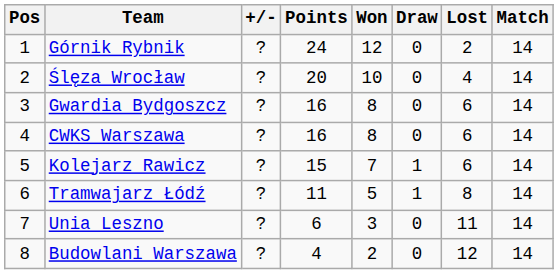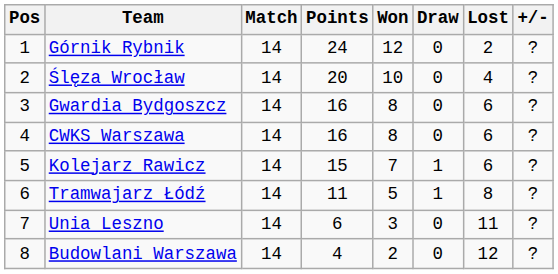columns swapped: (523, 19) <-> (261, 19)
